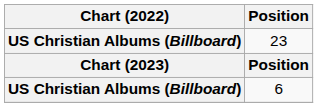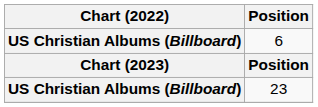rows swapped: (279, 41) <-> (279, 89)
